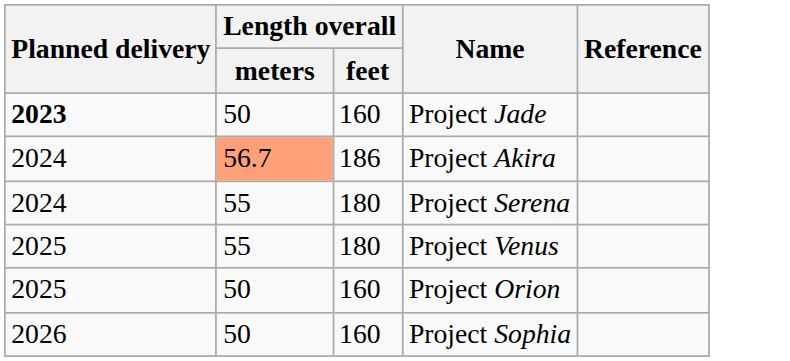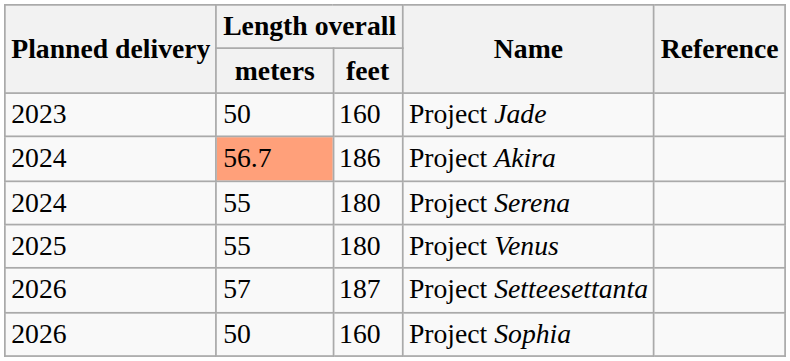(39, 114) bold -> (39, 114) normal
- row: (485, 289)
+ row: (528, 289)
